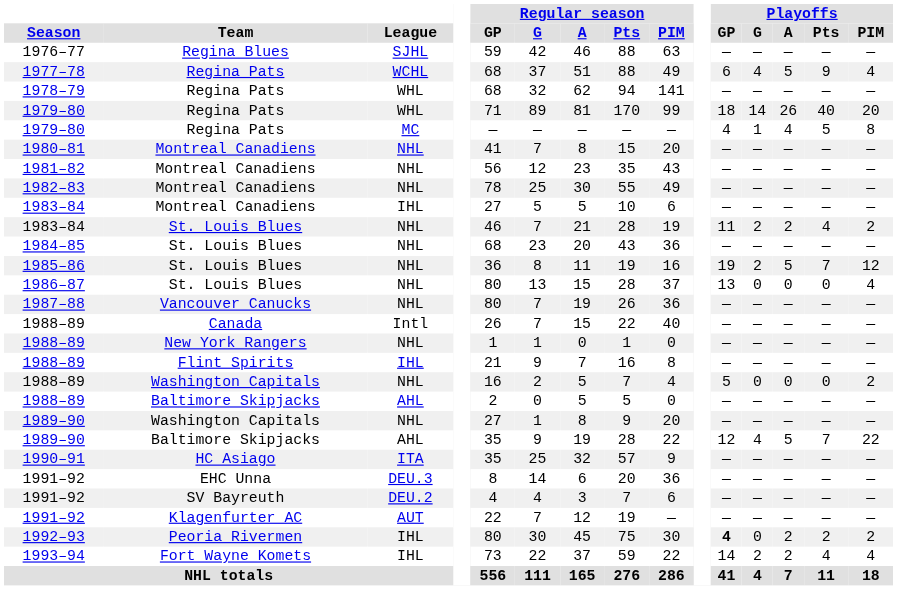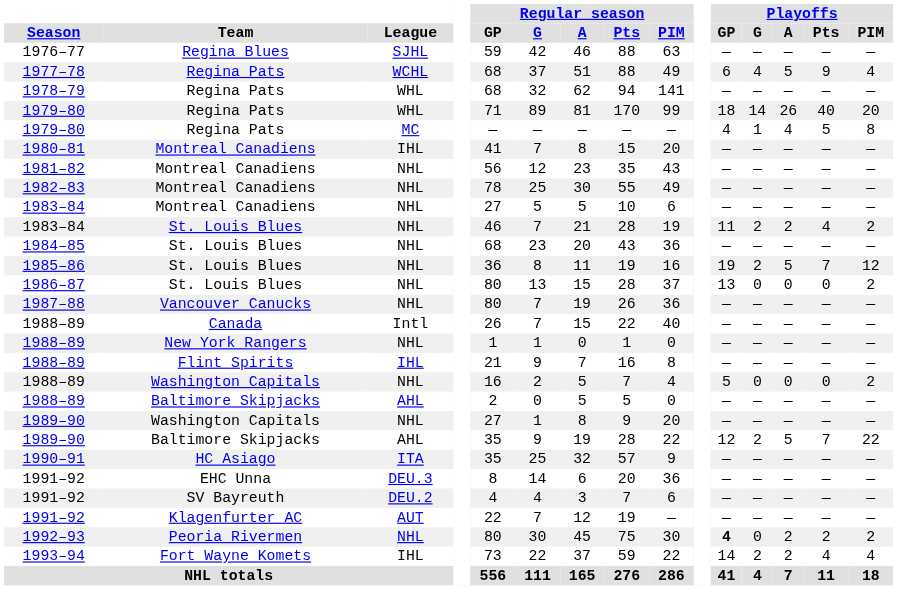(410, 149) NHL -> (410, 149) IHL
(410, 207) IHL -> (410, 207) NHL
(871, 285) 4 -> (871, 285) 2
(757, 440) 4 -> (757, 440) 2
(410, 537) IHL -> (410, 537) NHL
